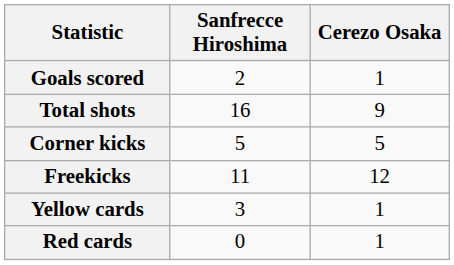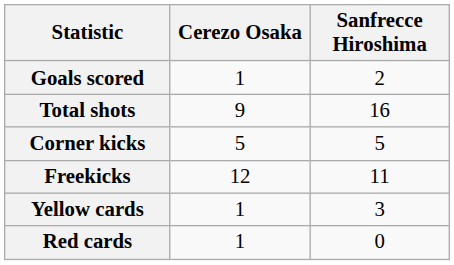columns swapped: (380, 32) <-> (240, 32)
